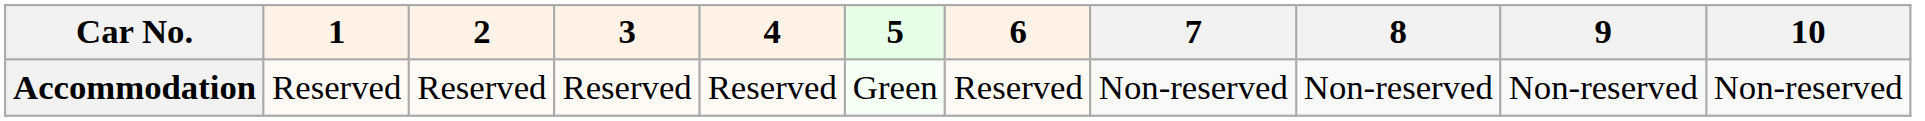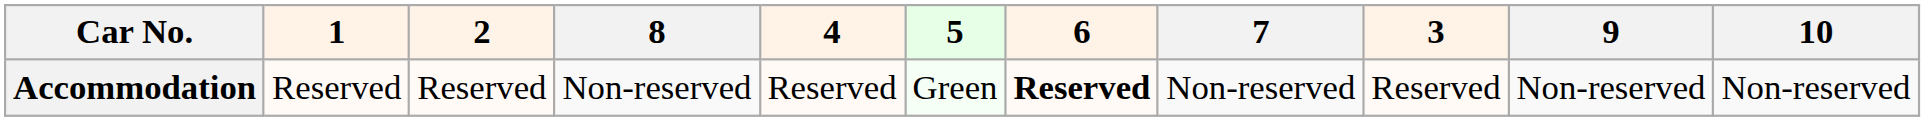columns swapped: (627, 32) <-> (1398, 32)
(1018, 87) normal -> (1082, 87) bold
